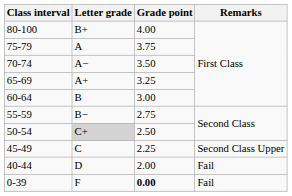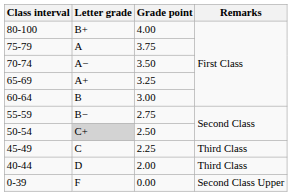(241, 149) Second Class Upper -> (222, 149) Third Class
(206, 166) Fail -> (222, 166) Third Class
(146, 183) bold -> (146, 183) normal
(206, 183) Fail -> (241, 183) Second Class Upper
